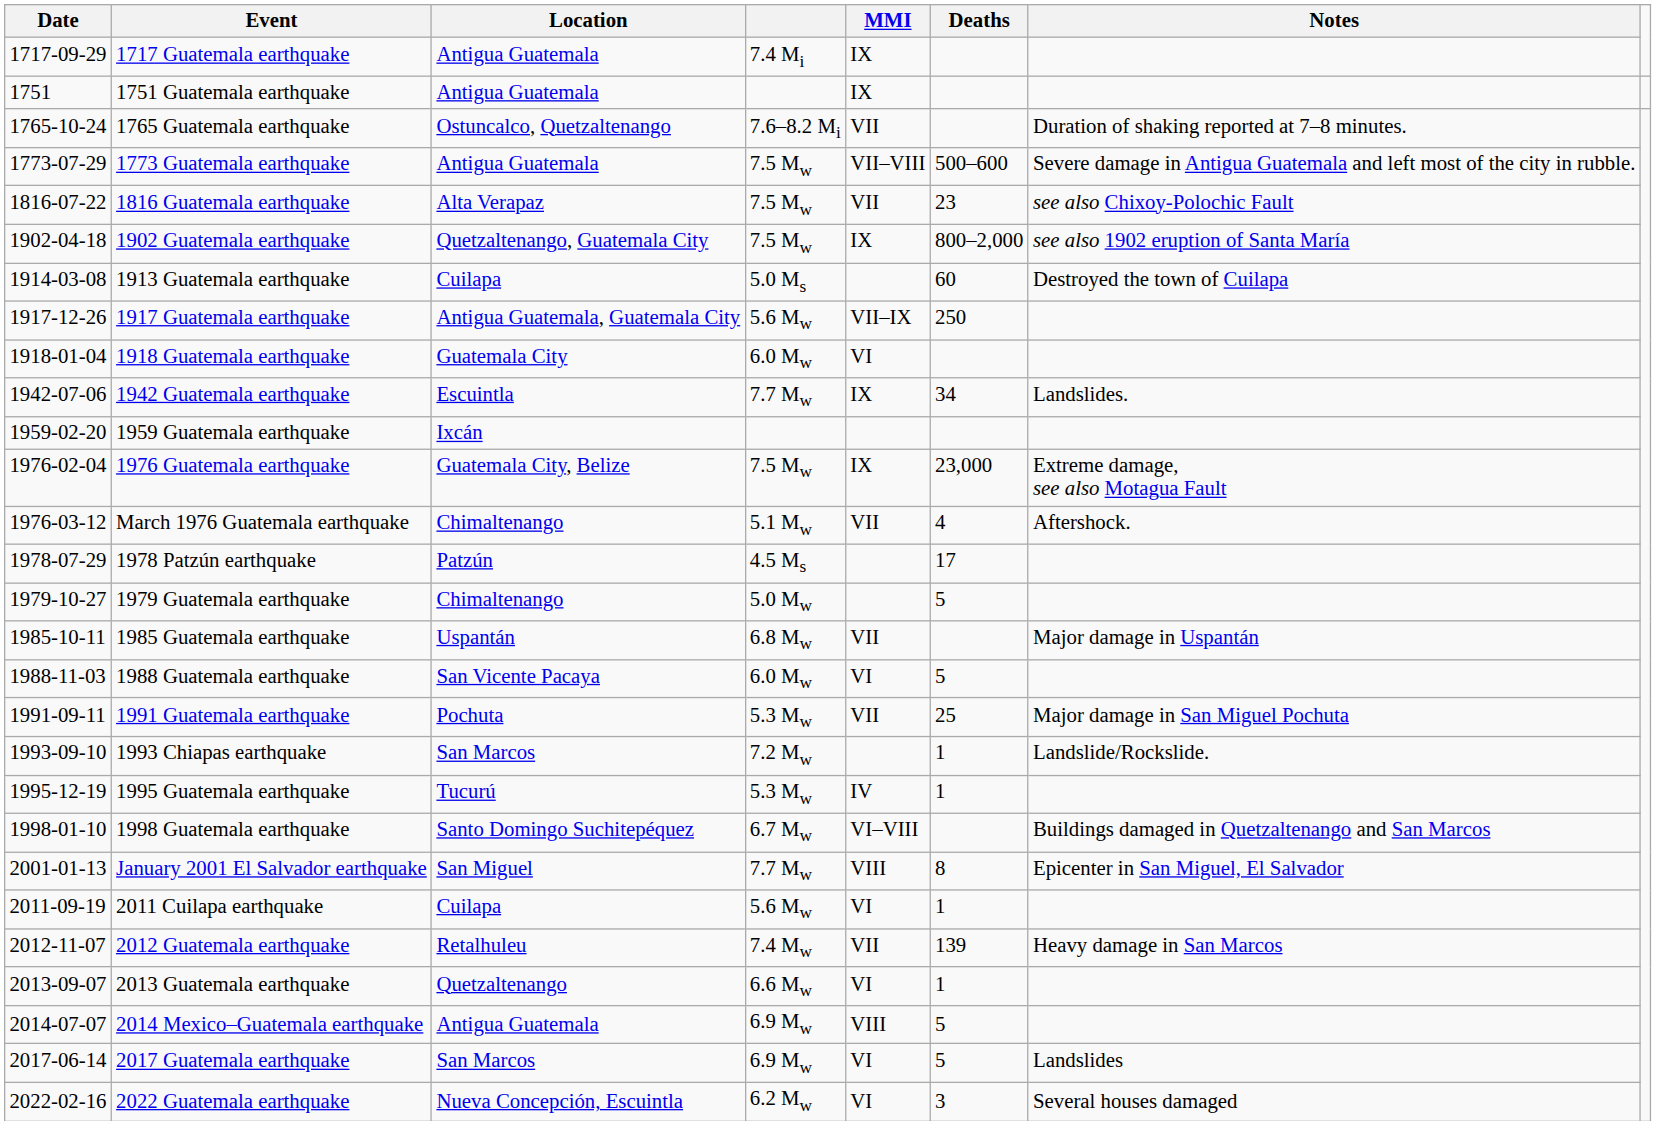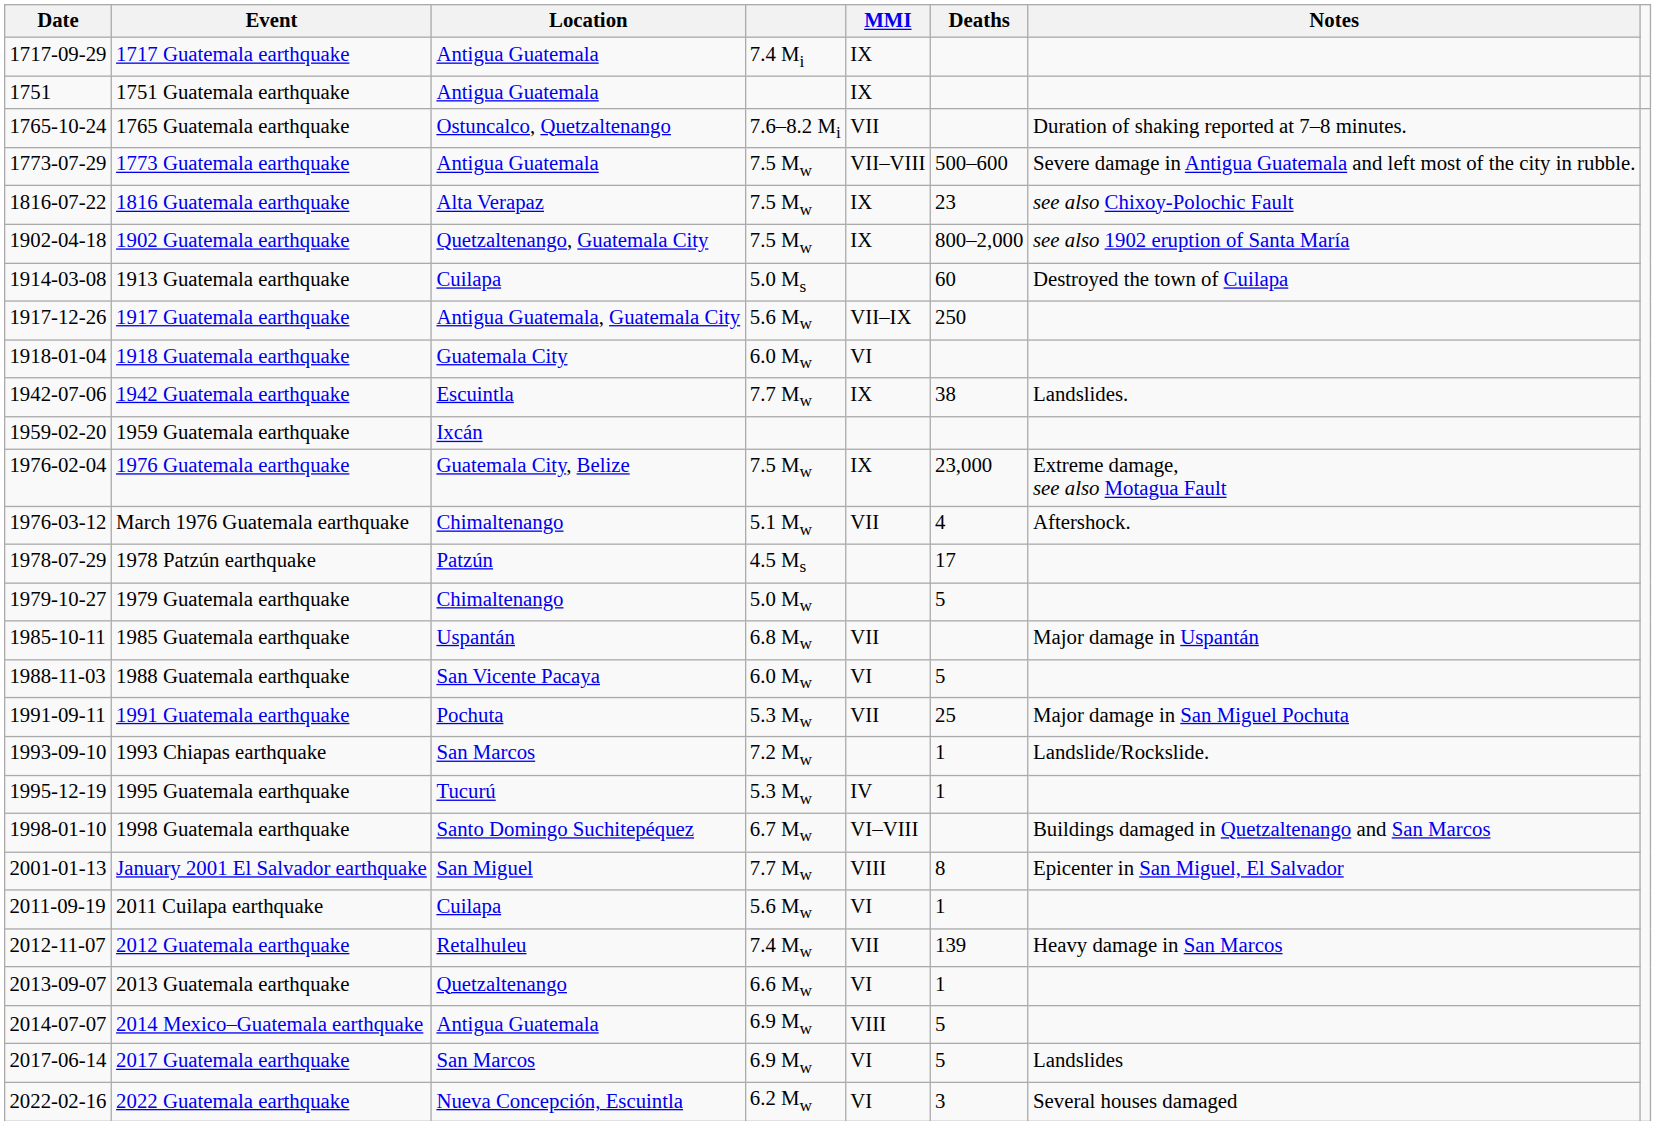(865, 202) VII -> (861, 202) IX
(945, 394) 34 -> (945, 394) 38
